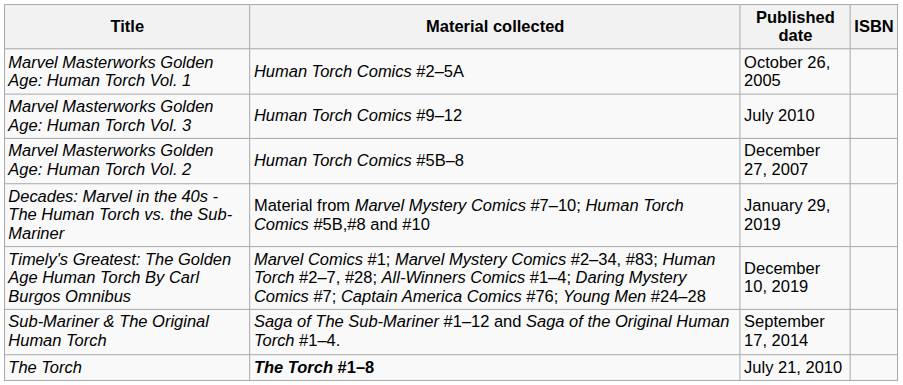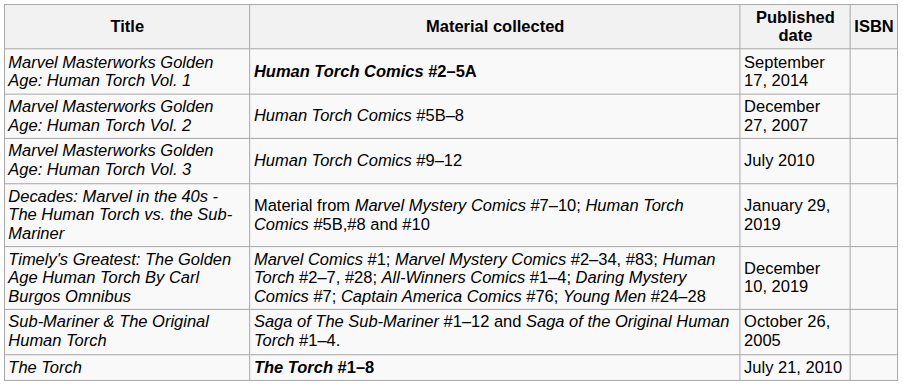(359, 71) normal -> (365, 71) bold
(787, 71) October 26, 2005 -> (784, 71) September 17, 2014
rows swapped: (111, 160) <-> (111, 116)
(784, 331) September 17, 2014 -> (787, 331) October 26, 2005
